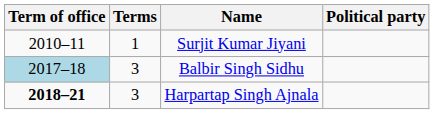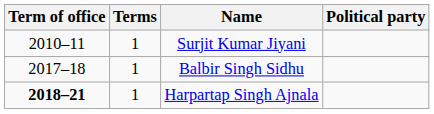(57, 69) lightblue background -> (57, 69) no background
(135, 69) 3 -> (135, 69) 1
(135, 95) 3 -> (135, 95) 1
